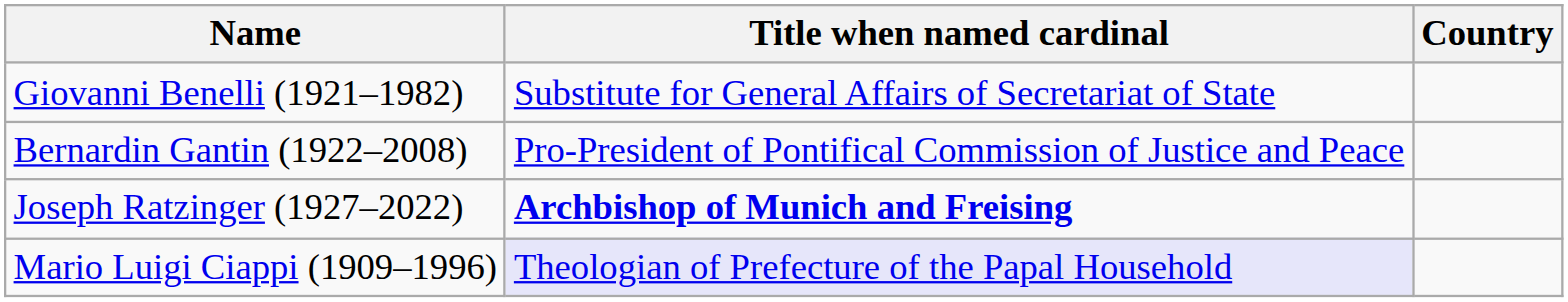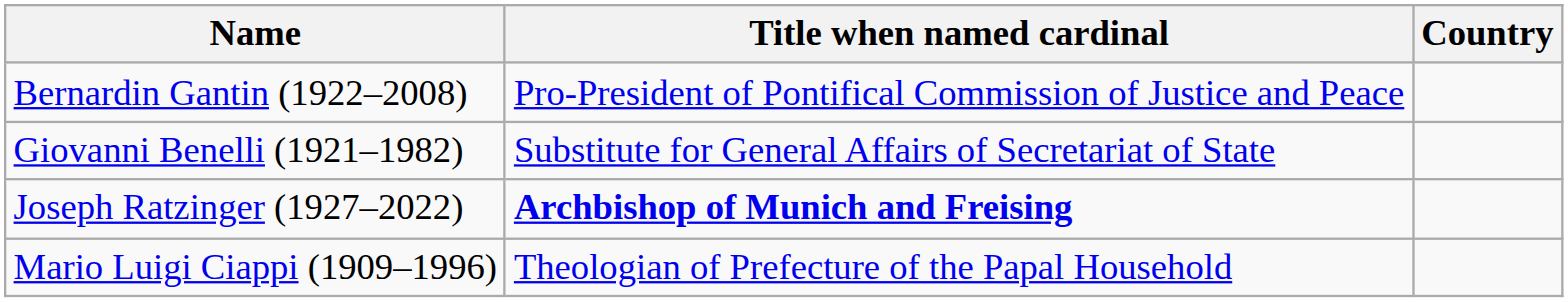rows swapped: (238, 91) <-> (241, 149)
(873, 265) lavender background -> (873, 265) no background
